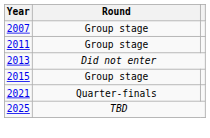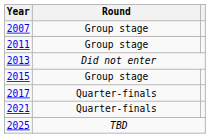+ row: (18, 93)
